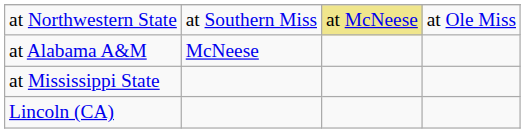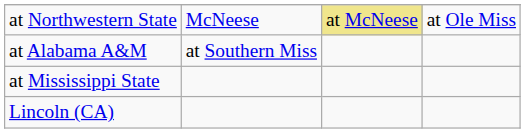(251, 19) at Southern Miss -> (222, 19) McNeese
(222, 50) McNeese -> (251, 50) at Southern Miss
